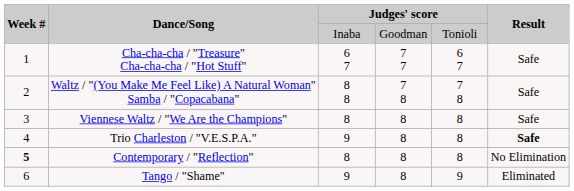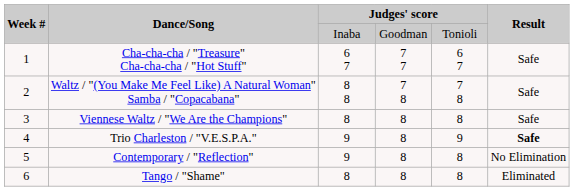(460, 138) 8 -> (460, 138) 9
(26, 157) bold -> (26, 157) normal
(347, 157) 8 -> (347, 157) 9
(347, 176) 9 -> (347, 176) 8
(460, 176) 9 -> (460, 176) 8
